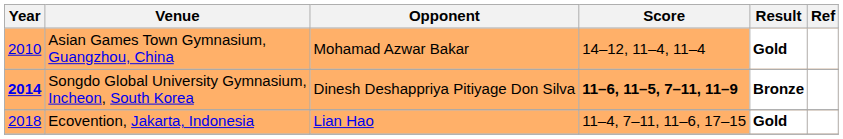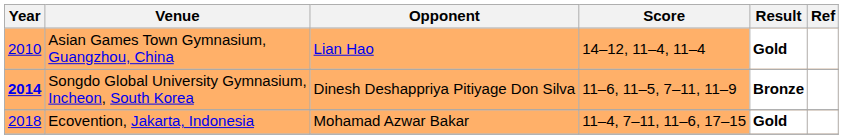(391, 48) Mohamad Azwar Bakar -> (344, 48) Lian Hao
(660, 89) bold -> (659, 89) normal
(344, 121) Lian Hao -> (391, 121) Mohamad Azwar Bakar
